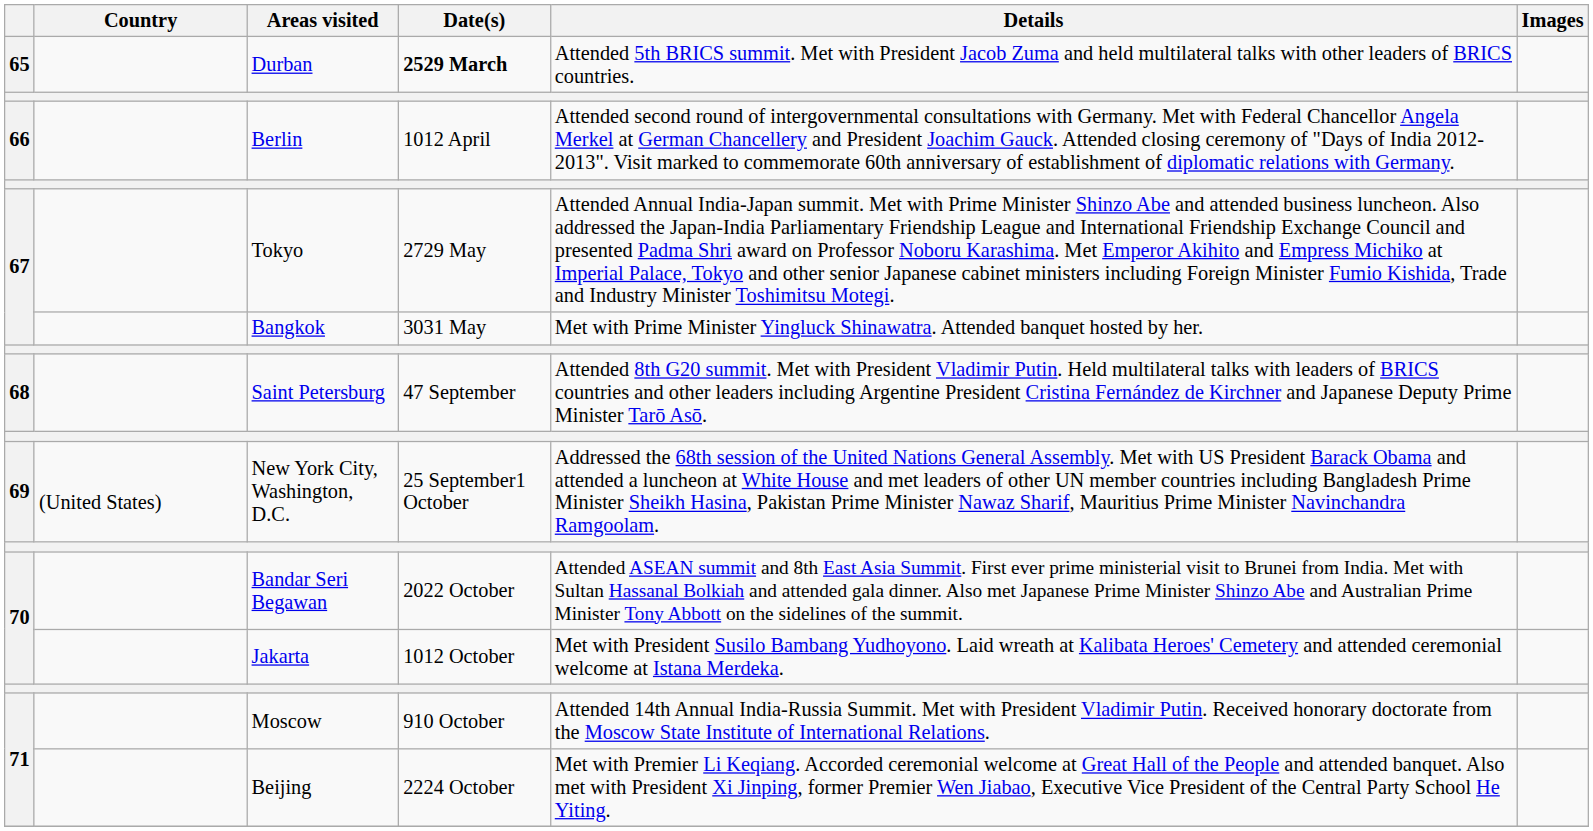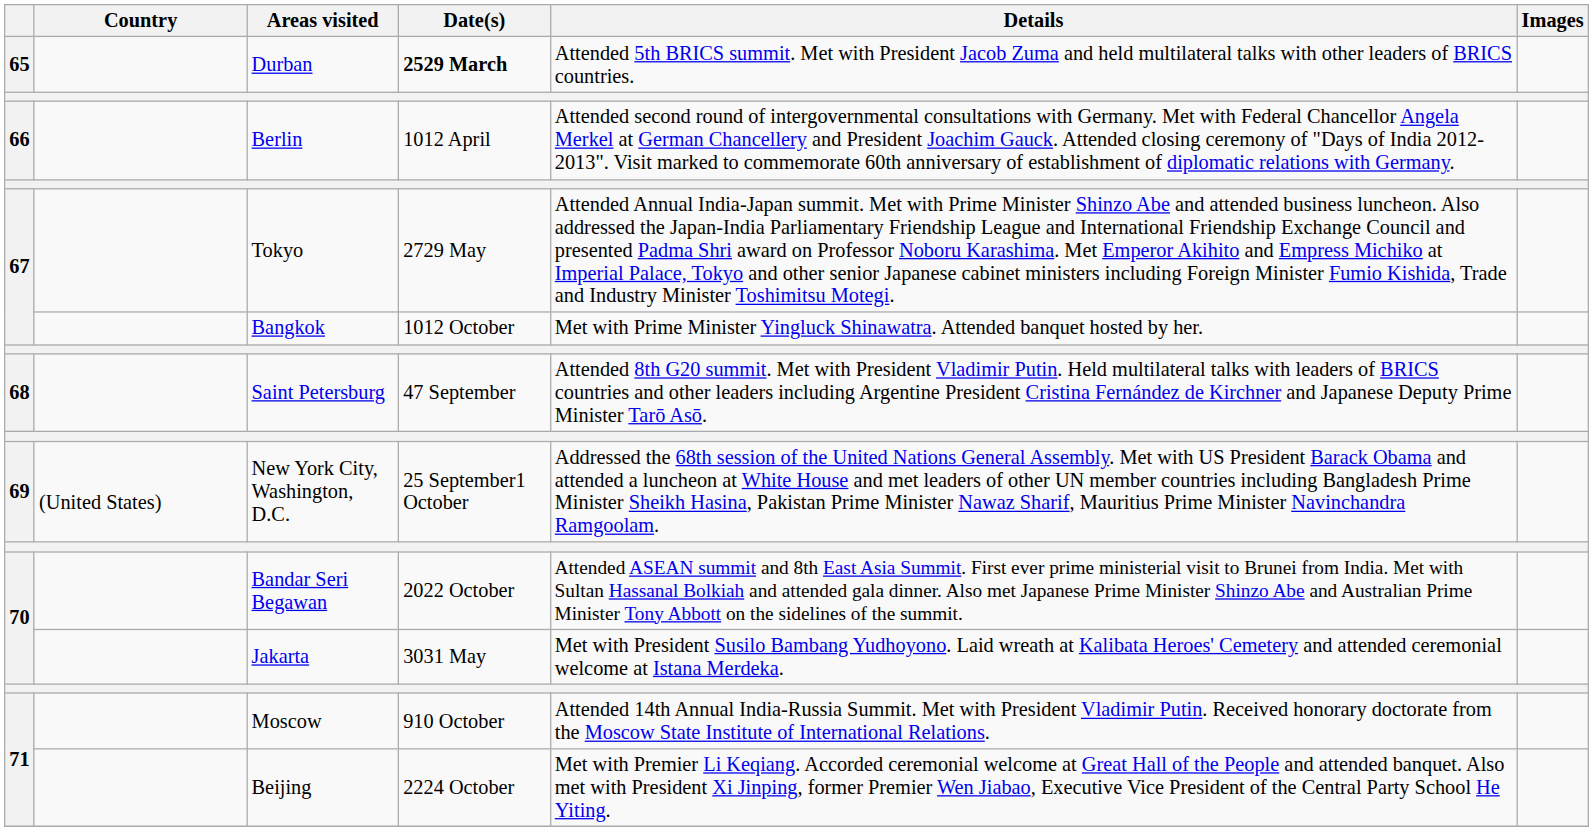(445, 328) 3031 May -> (459, 328) 1012 October
(459, 656) 1012 October -> (445, 656) 3031 May
